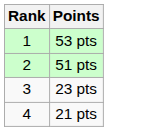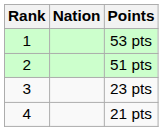+ column: (77, 16)
